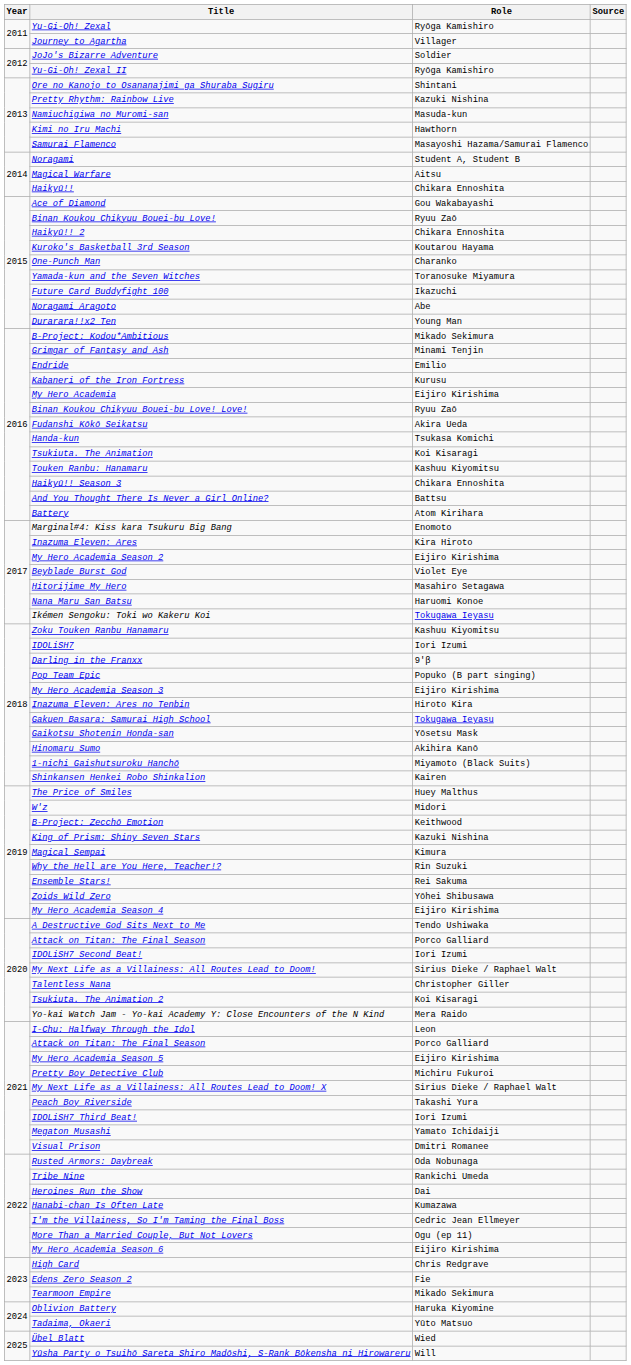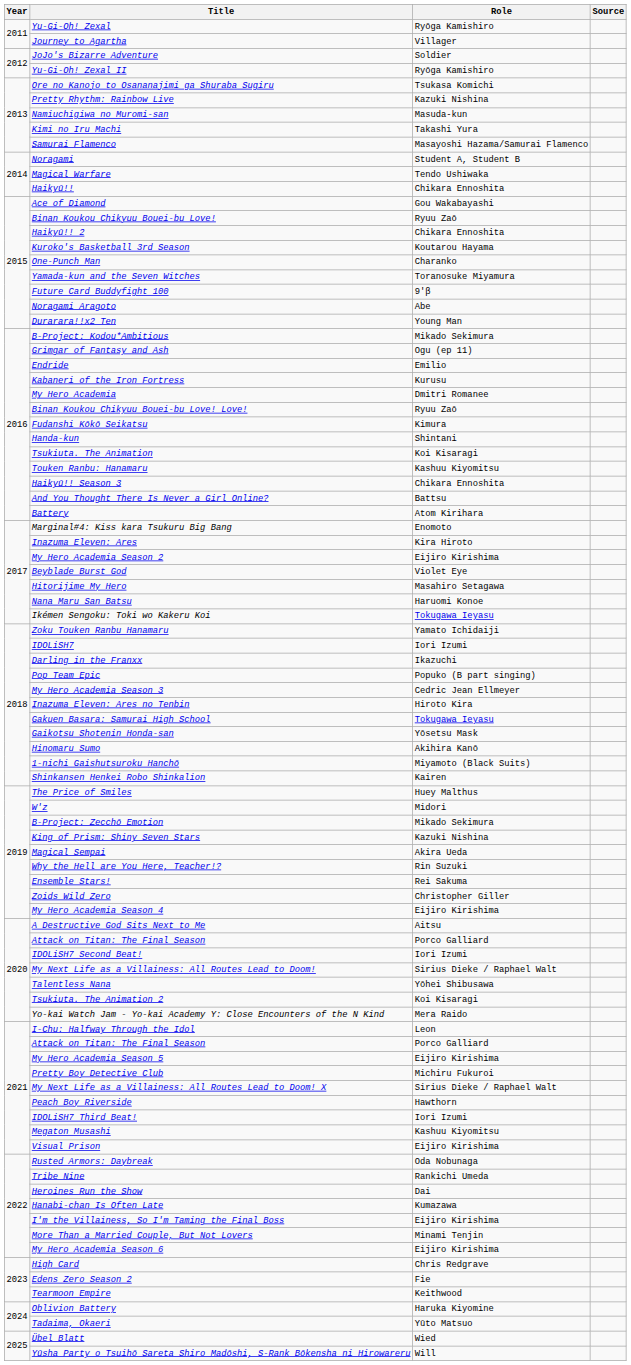(436, 85) Shintani -> (454, 85) Tsukasa Komichi
(436, 129) Hawthorn -> (446, 129) Takashi Yura
(428, 174) Aitsu -> (452, 174) Tendo Ushiwaka
(436, 292) Ikazuchi -> (423, 292) 9'β
(449, 351) Minami Tenjin -> (444, 351) Ogu (ep 11)
(457, 395) Eijiro Kirishima -> (452, 395) Dmitri Romanee
(441, 424) Akira Ueda -> (431, 424) Kimura
(454, 439) Tsukasa Komichi -> (436, 439) Shintani
(457, 631) Kashuu Kiyomitsu -> (457, 631) Yamato Ichidaiji
(423, 660) 9'β -> (436, 660) Ikazuchi
(457, 690) Eijiro Kirishima -> (467, 690) Cedric Jean Ellmeyer
(438, 822) Keithwood -> (454, 822) Mikado Sekimura
(431, 852) Kimura -> (441, 852) Akira Ueda
(454, 896) Yōhei Shibusawa -> (462, 896) Christopher Giller
(452, 925) Tendo Ushiwaka -> (428, 925) Aitsu
(462, 984) Christopher Giller -> (454, 984) Yōhei Shibusawa
(446, 1102) Takashi Yura -> (436, 1102) Hawthorn
(457, 1132) Yamato Ichidaiji -> (457, 1132) Kashuu Kiyomitsu
(452, 1147) Dmitri Romanee -> (457, 1147) Eijiro Kirishima
(467, 1220) Cedric Jean Ellmeyer -> (457, 1220) Eijiro Kirishima
(444, 1235) Ogu (ep 11) -> (449, 1235) Minami Tenjin
(454, 1294) Mikado Sekimura -> (438, 1294) Keithwood
